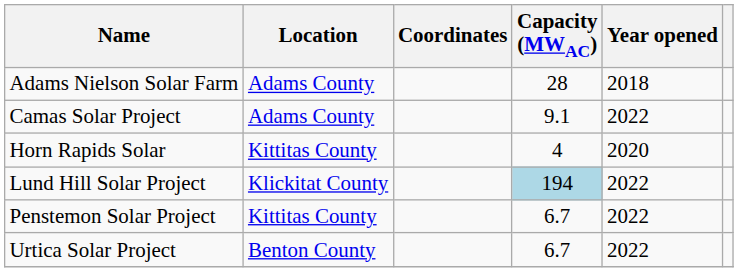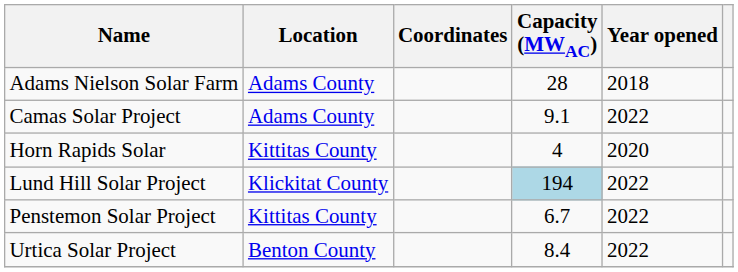(557, 249) 6.7 -> (557, 249) 8.4
